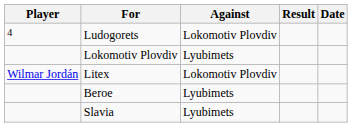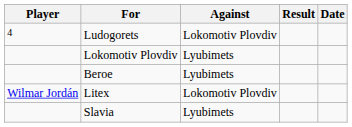rows swapped: (97, 74) <-> (98, 93)
